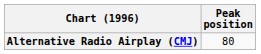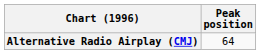(228, 41) 80 -> (228, 41) 64
